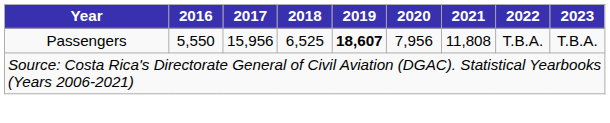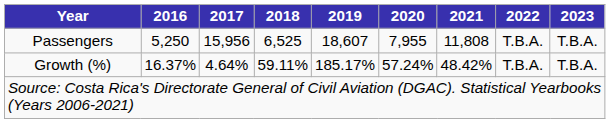(196, 40) 5,550 -> (170, 40) 5,250
(359, 40) bold -> (345, 40) normal
(414, 40) 7,956 -> (408, 40) 7,955
+ row: (73, 64)
